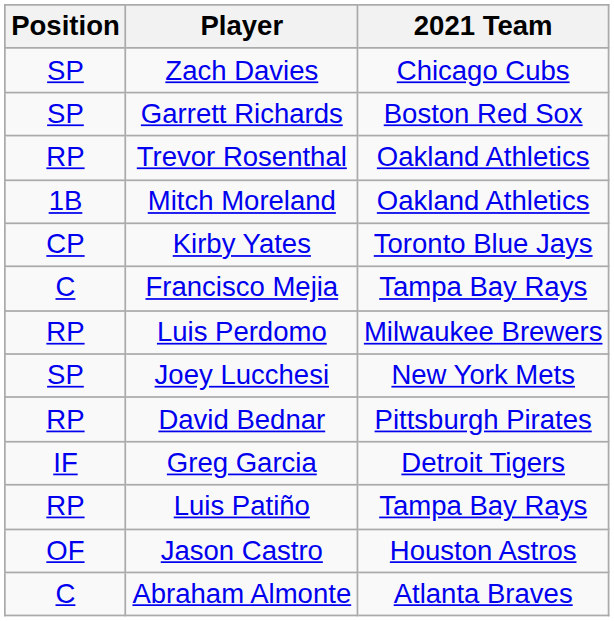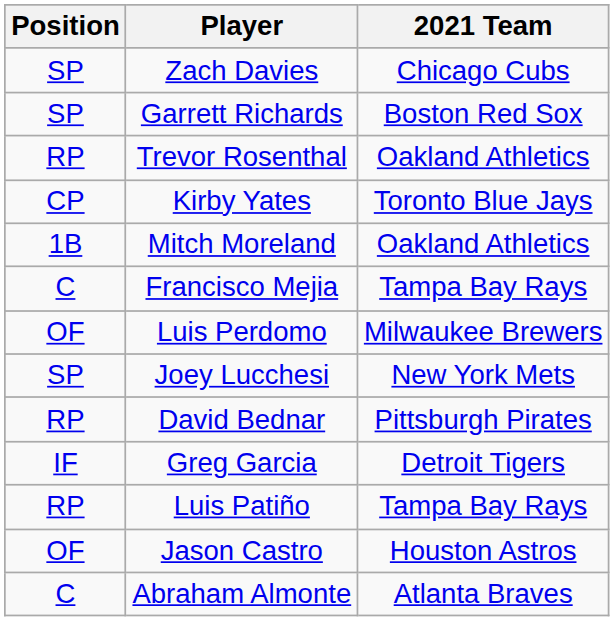rows swapped: (242, 200) <-> (242, 244)
(65, 331) RP -> (65, 331) OF
